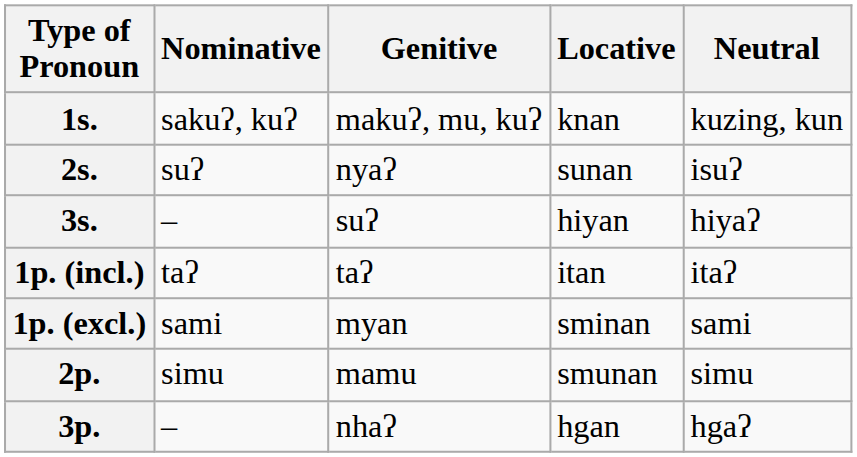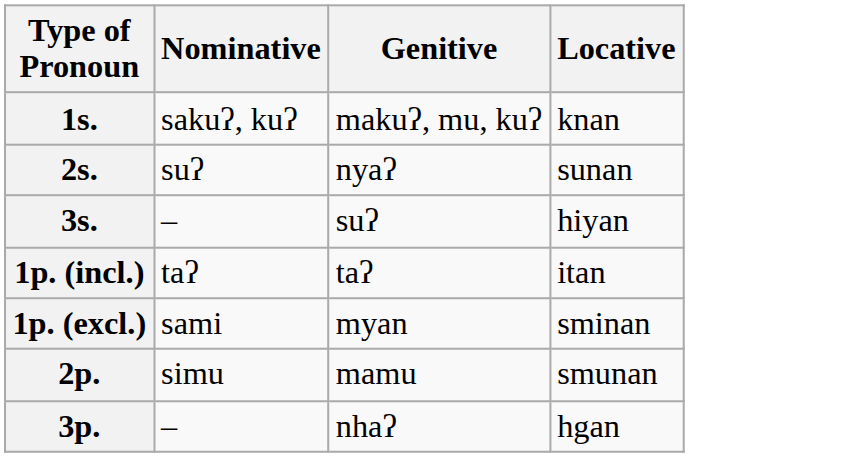- column: (767, 48)
